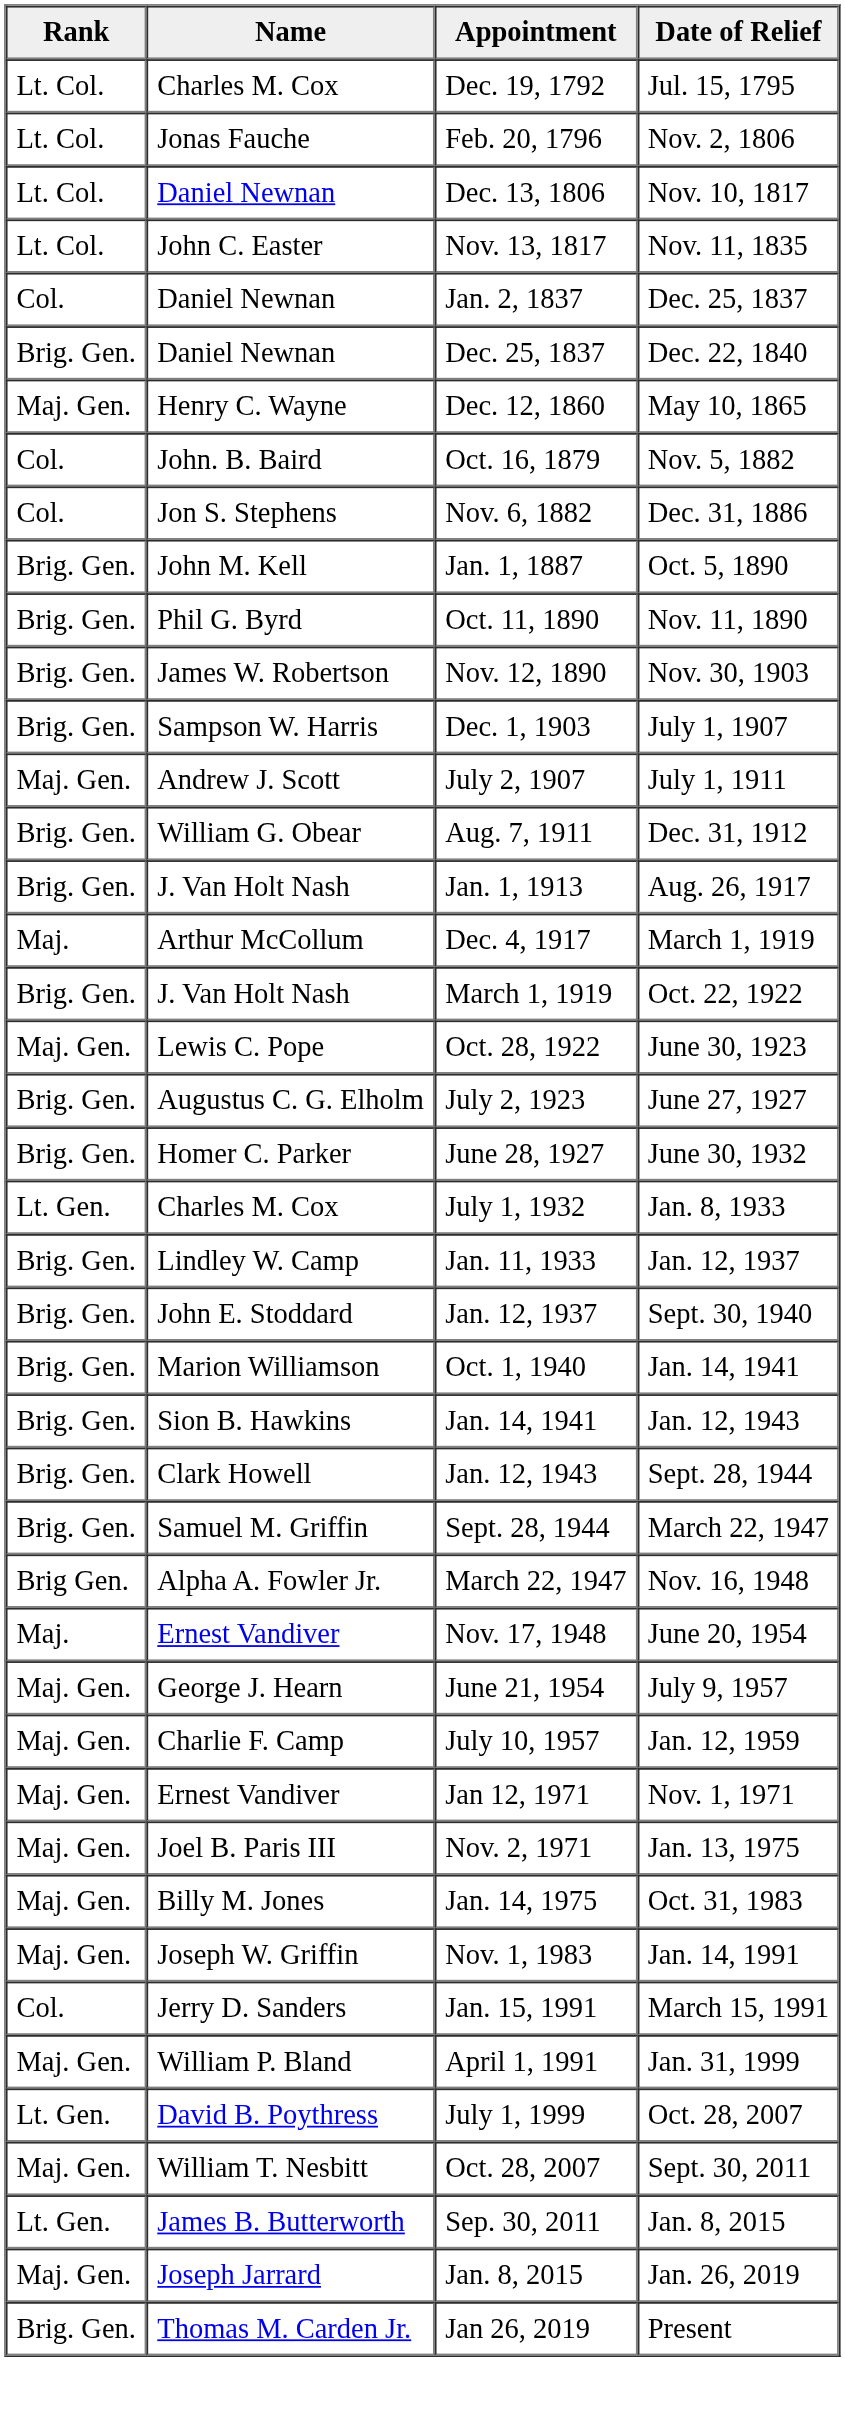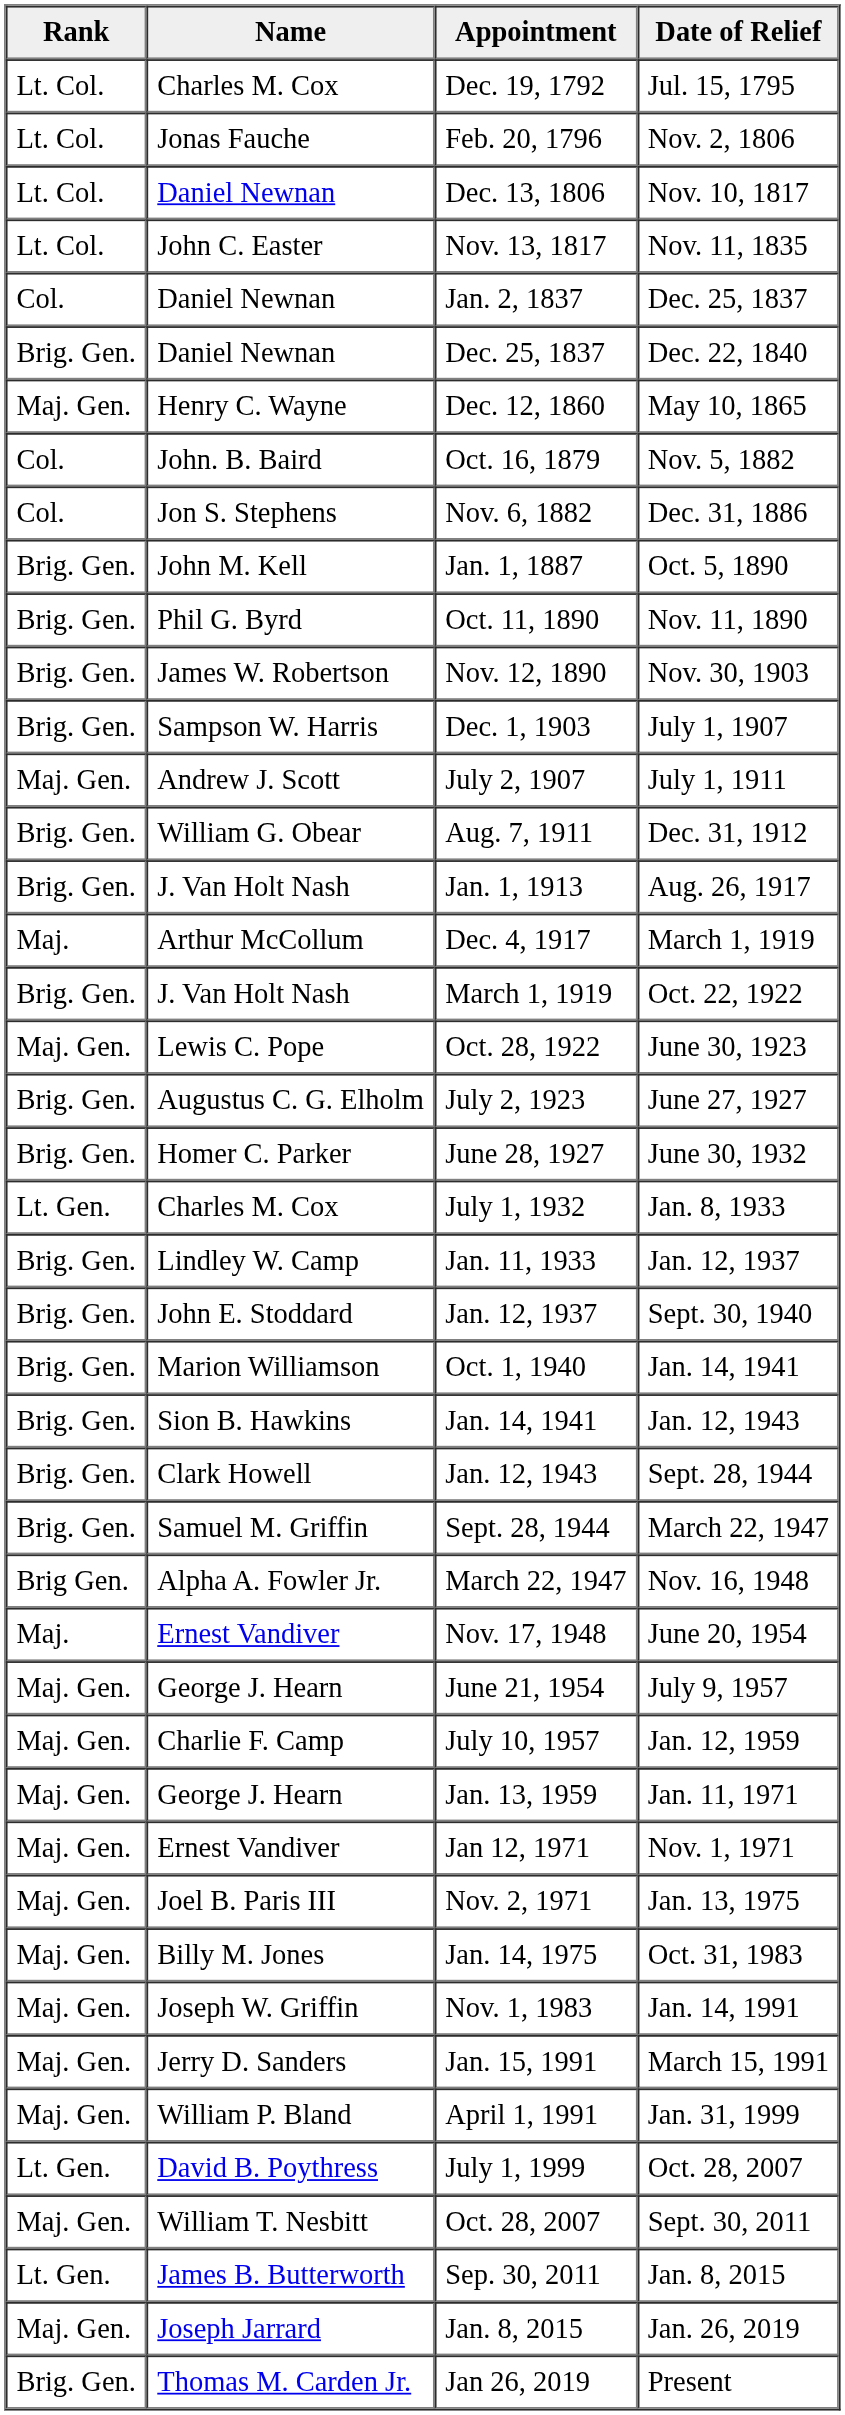+ row: (521, 1794)
(41, 2007) Col. -> (74, 2061) Maj. Gen.
